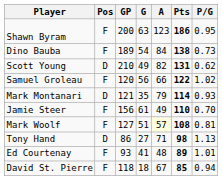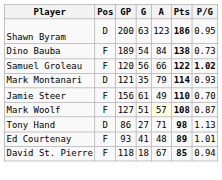(105, 31) F -> (105, 31) D
- row: (36, 66)
(205, 80) normal -> (205, 66) bold
(205, 124) 0.81 -> (205, 110) 0.87
